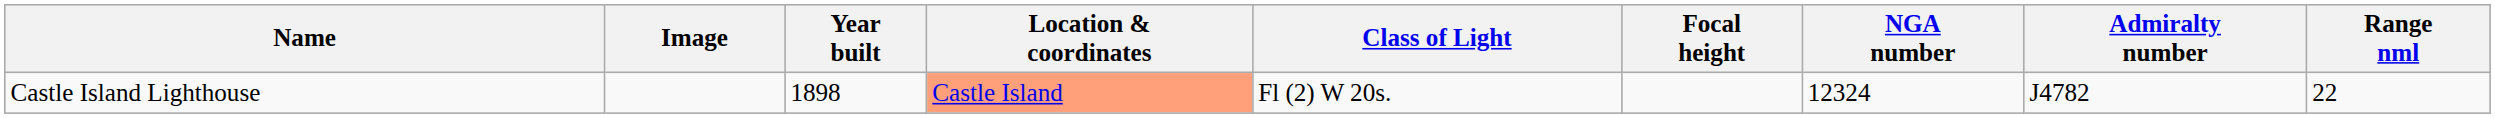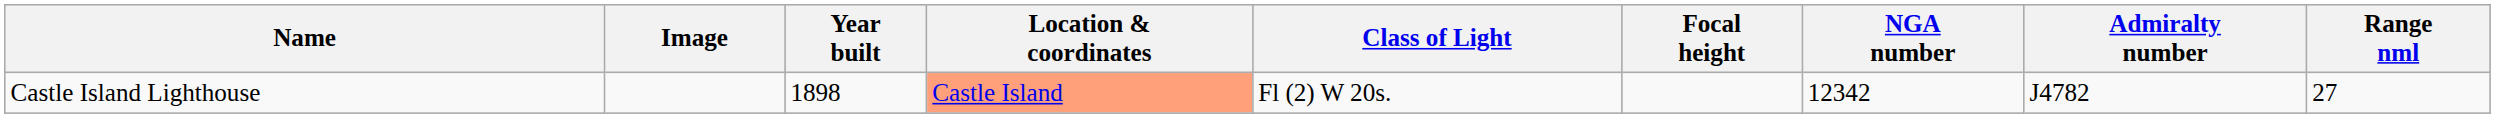(1839, 92) 12324 -> (1839, 92) 12342
(2325, 92) 22 -> (2325, 92) 27
